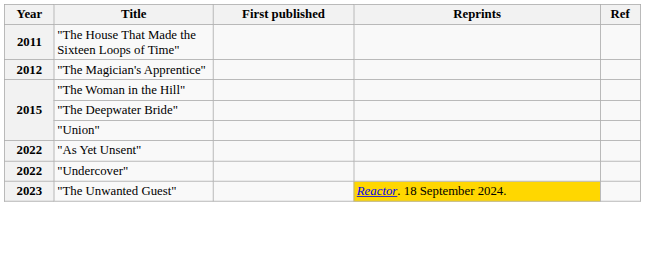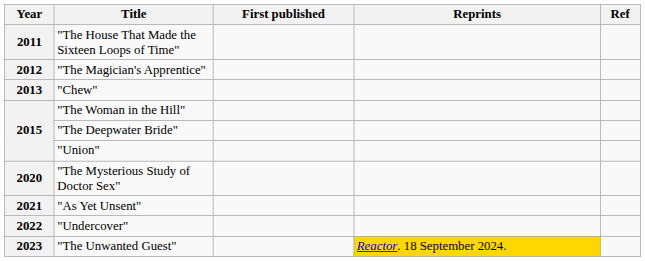+ row: (77, 89)
+ row: (124, 178)
(29, 150) 2022 -> (29, 205) 2021
